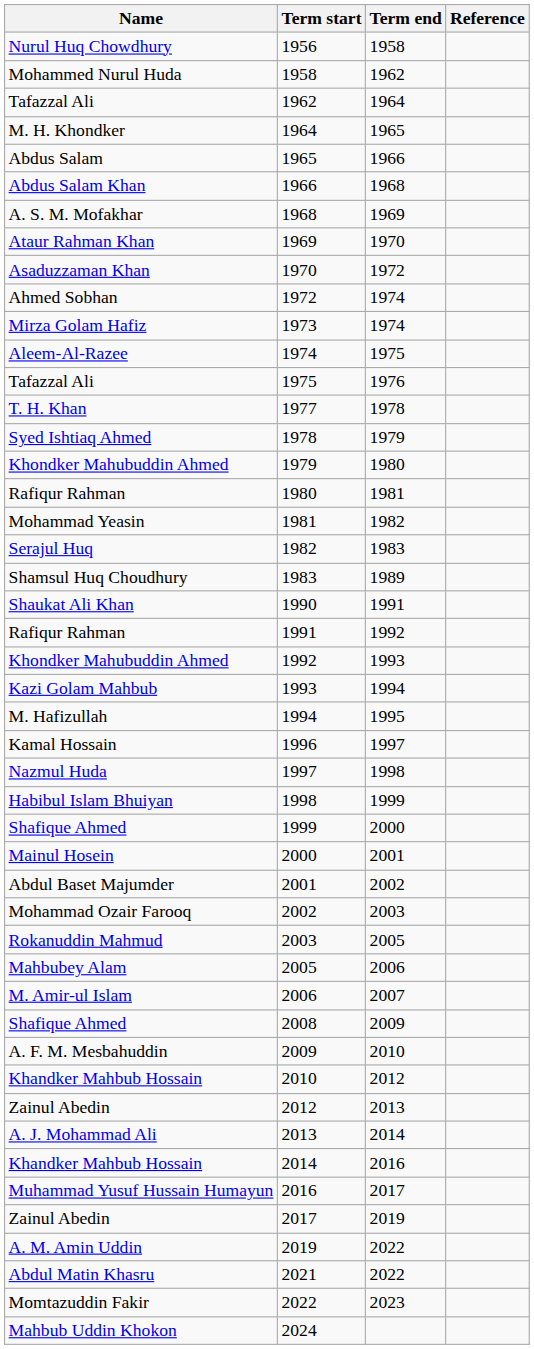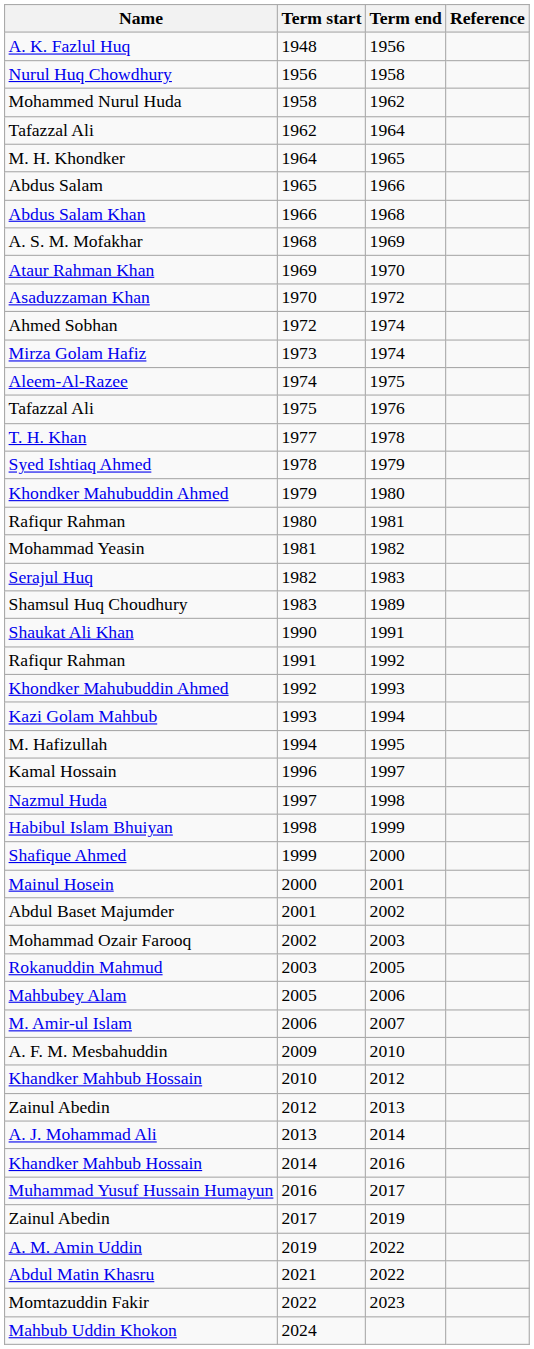+ row: (299, 46)
- row: (299, 1023)
